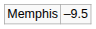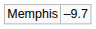(76, 14) –9.5 -> (76, 14) –9.7
